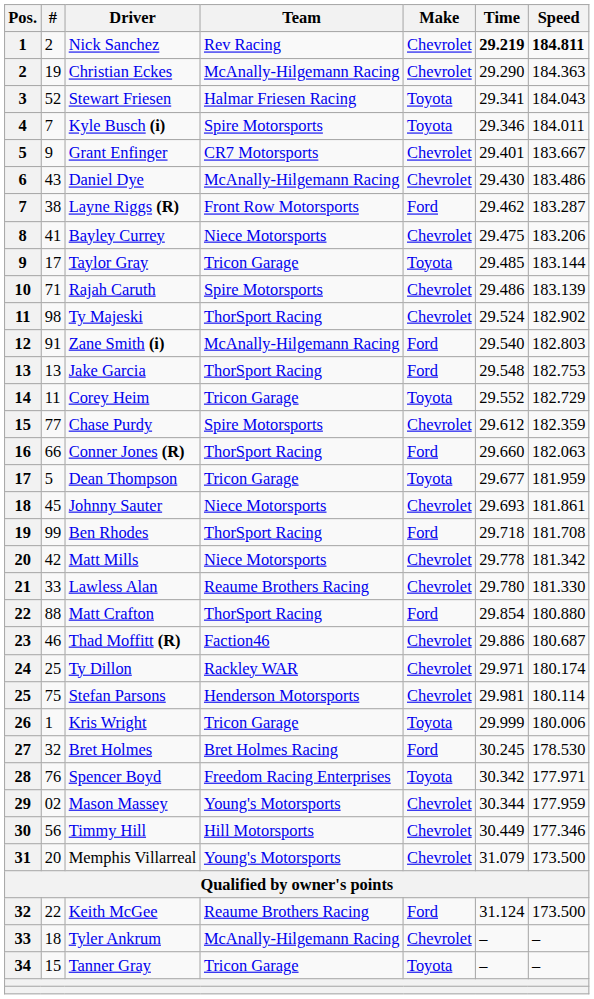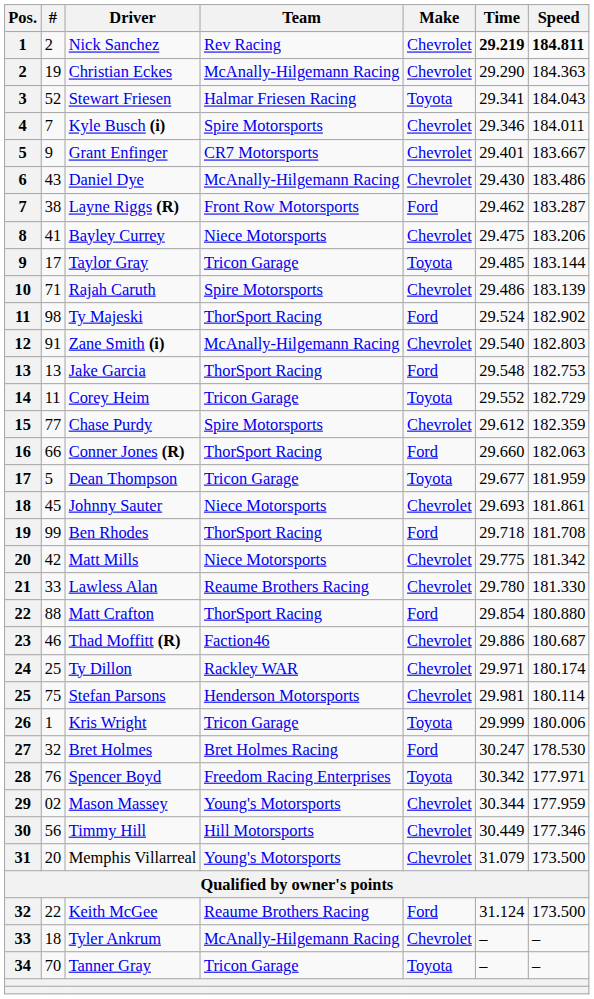(430, 126) Toyota -> (439, 126) Chevrolet
(439, 315) Chevrolet -> (423, 315) Ford
(423, 343) Ford -> (439, 343) Chevrolet
(502, 559) 29.778 -> (502, 559) 29.775
(502, 749) 30.245 -> (502, 749) 30.247
(53, 965) 15 -> (53, 965) 70
